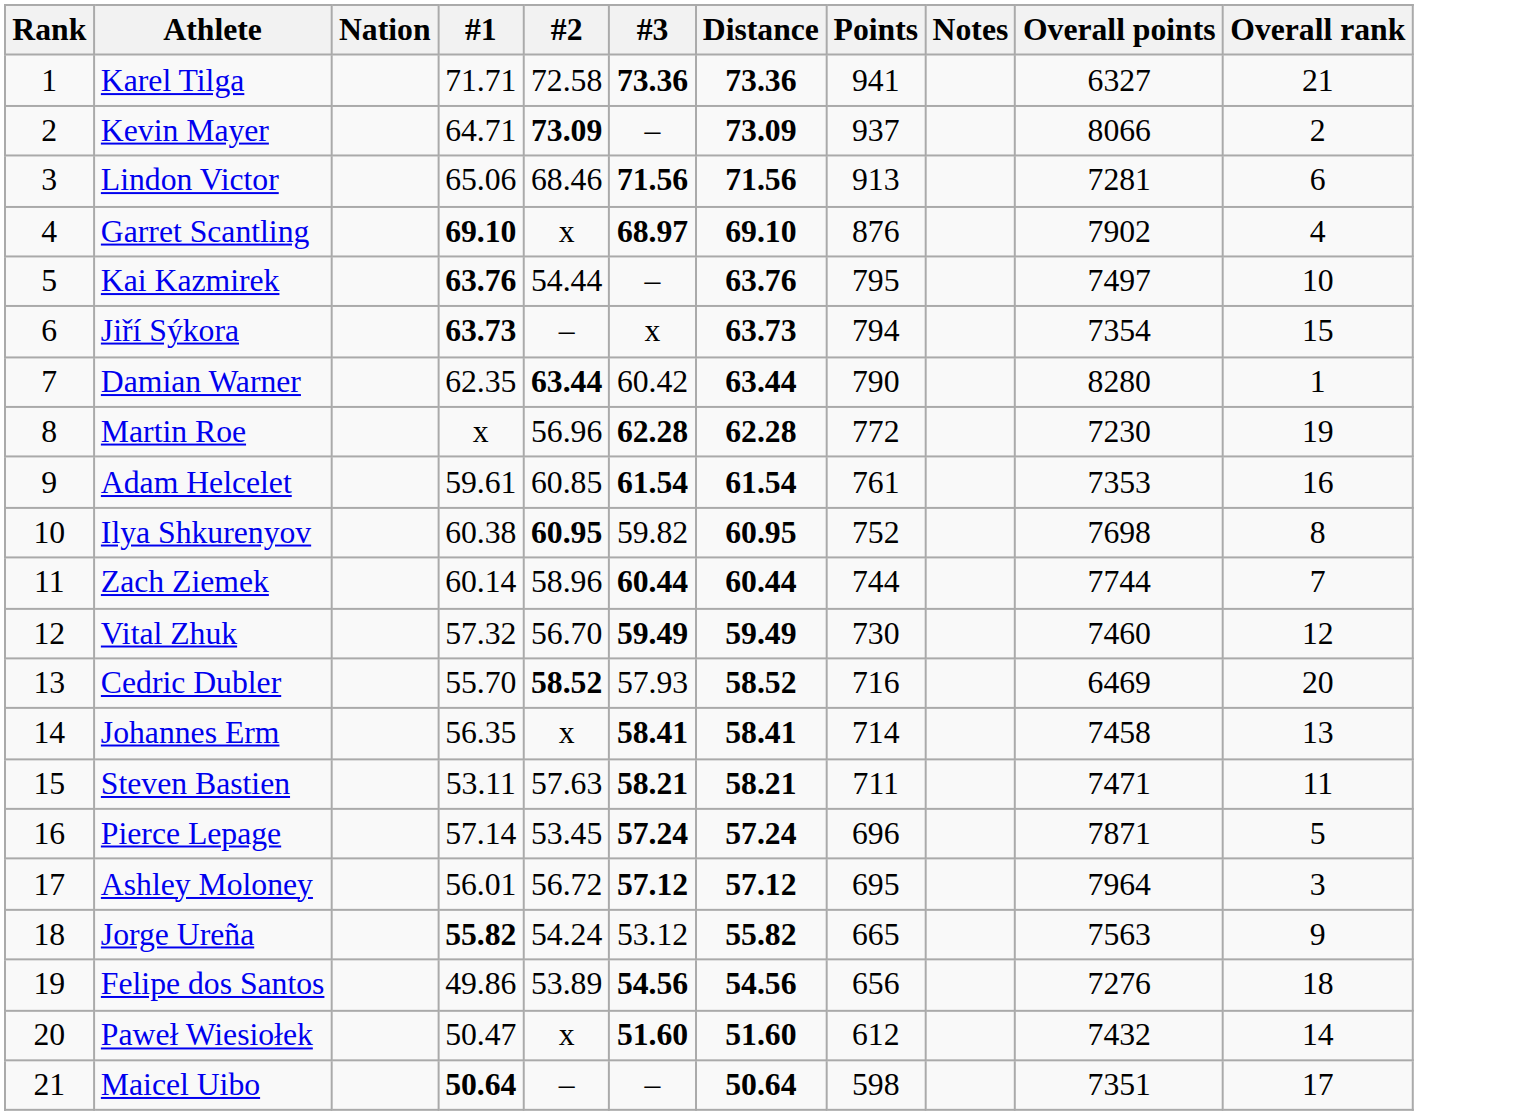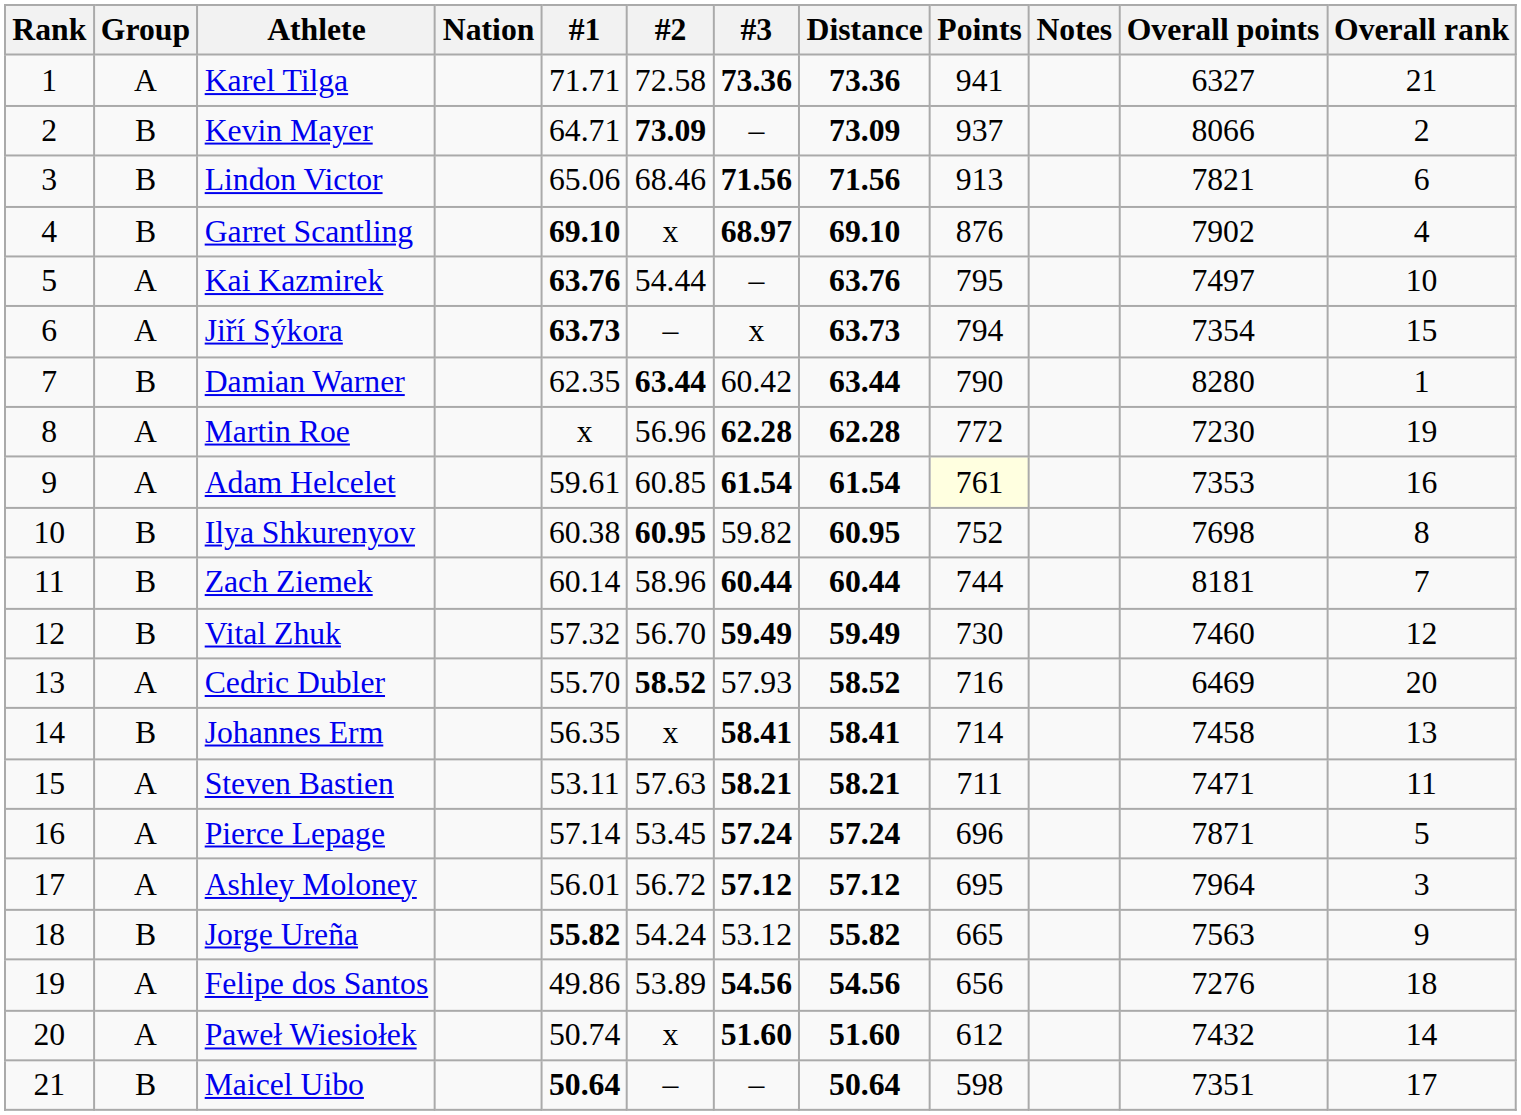+ column: (145, 29)
(1119, 180) 7281 -> (1223, 180) 7821
(876, 481) no background -> (980, 481) lightyellow background
(1119, 582) 7744 -> (1223, 582) 8181
(481, 1034) 50.47 -> (585, 1034) 50.74
